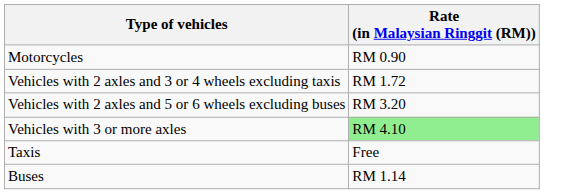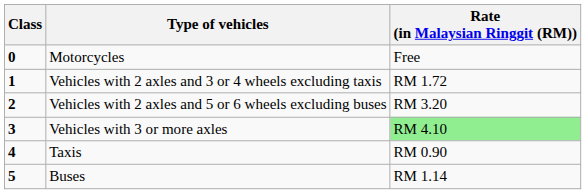+ column: (25, 24)
(379, 57) RM 0.90 -> (407, 57) Free
(366, 152) Free -> (420, 152) RM 0.90
